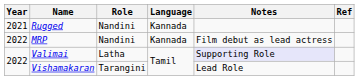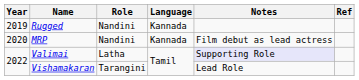(17, 26) 2021 -> (17, 26) 2019
(17, 40) 2022 -> (17, 40) 2020
